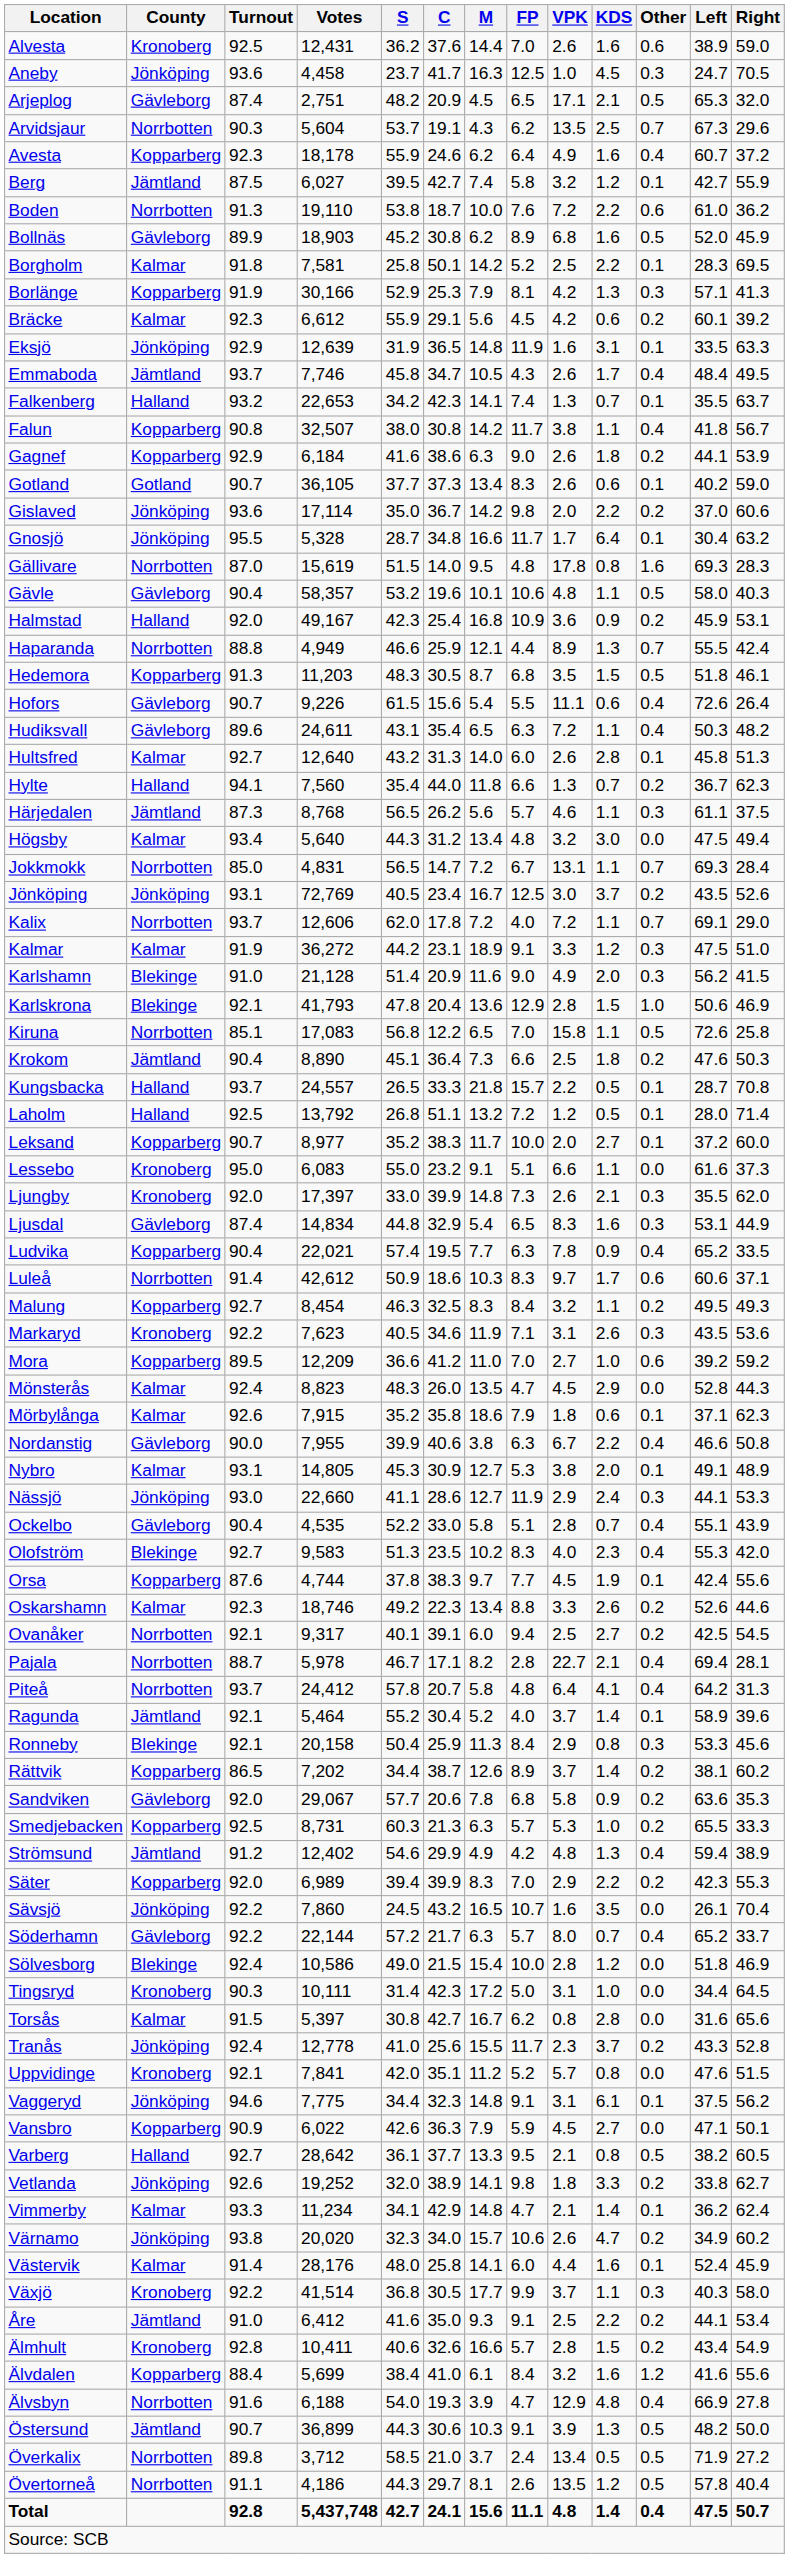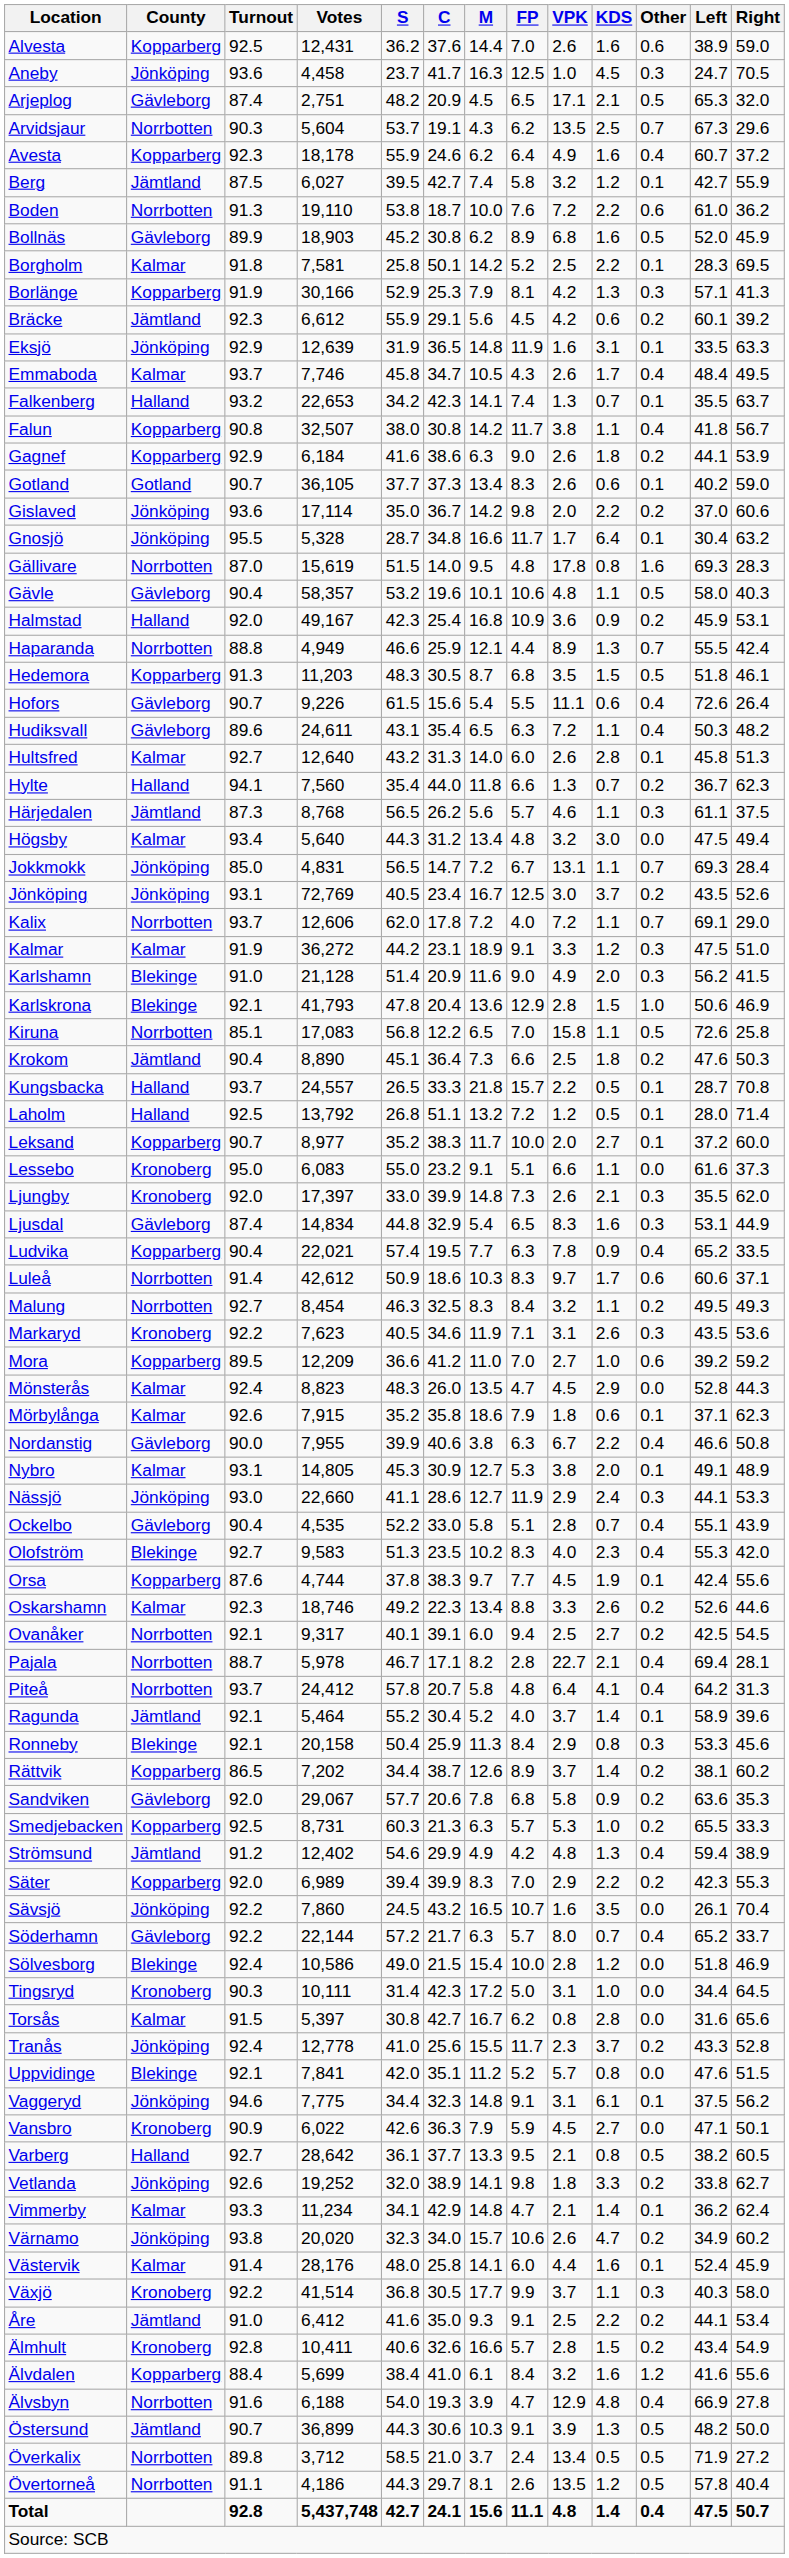(171, 45) Kronoberg -> (176, 45) Kopparberg
(158, 319) Kalmar -> (166, 319) Jämtland
(166, 374) Jämtland -> (158, 374) Kalmar
(172, 867) Norrbotten -> (170, 867) Jönköping
(176, 1306) Kopparberg -> (172, 1306) Norrbotten
(171, 2073) Kronoberg -> (164, 2073) Blekinge
(176, 2128) Kopparberg -> (171, 2128) Kronoberg
